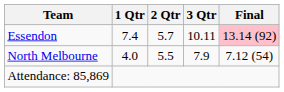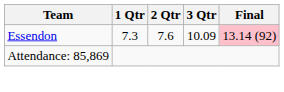(130, 35) 7.4 -> (130, 35) 7.3
(166, 35) 5.7 -> (166, 35) 7.6
(201, 35) 10.11 -> (201, 35) 10.09
- row: (53, 55)
